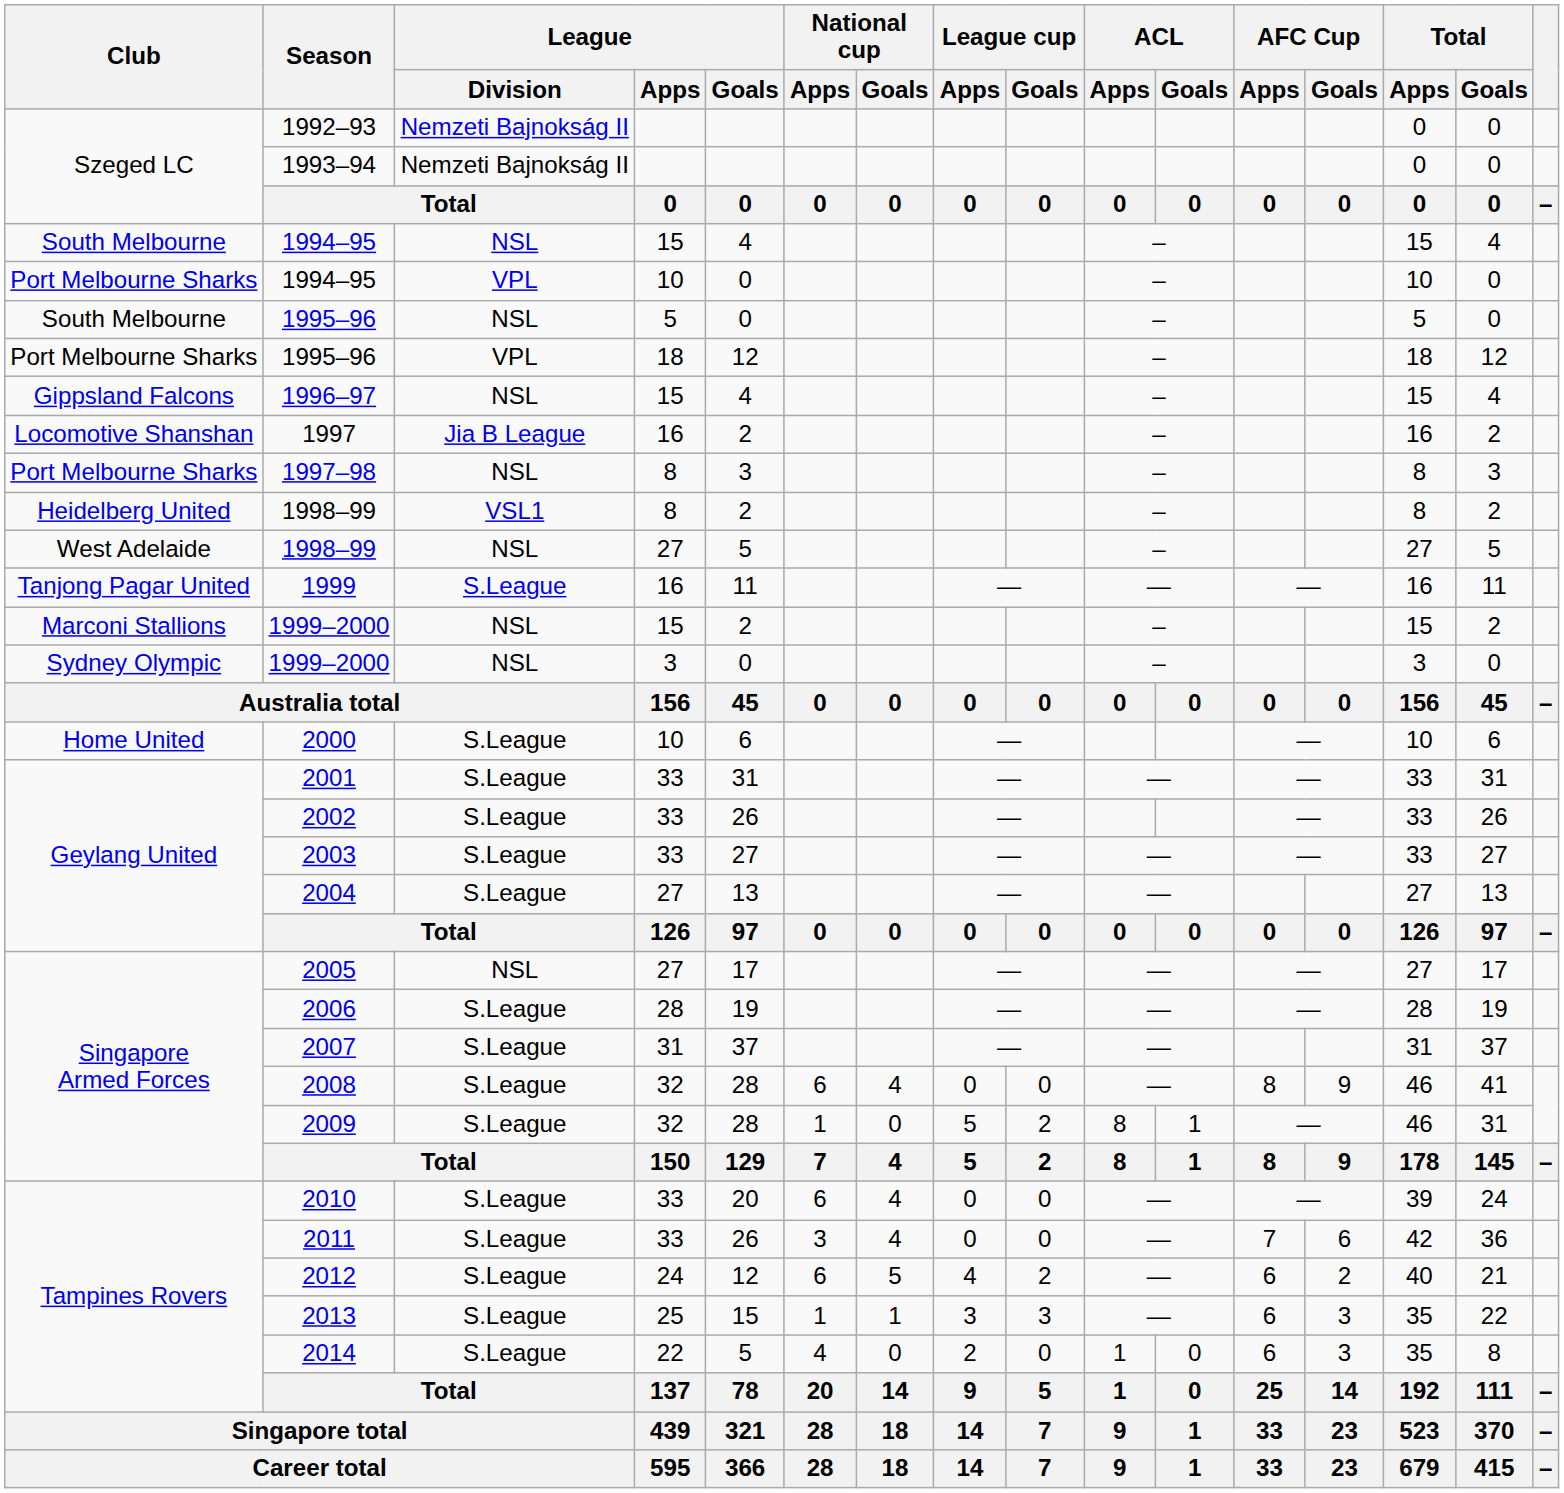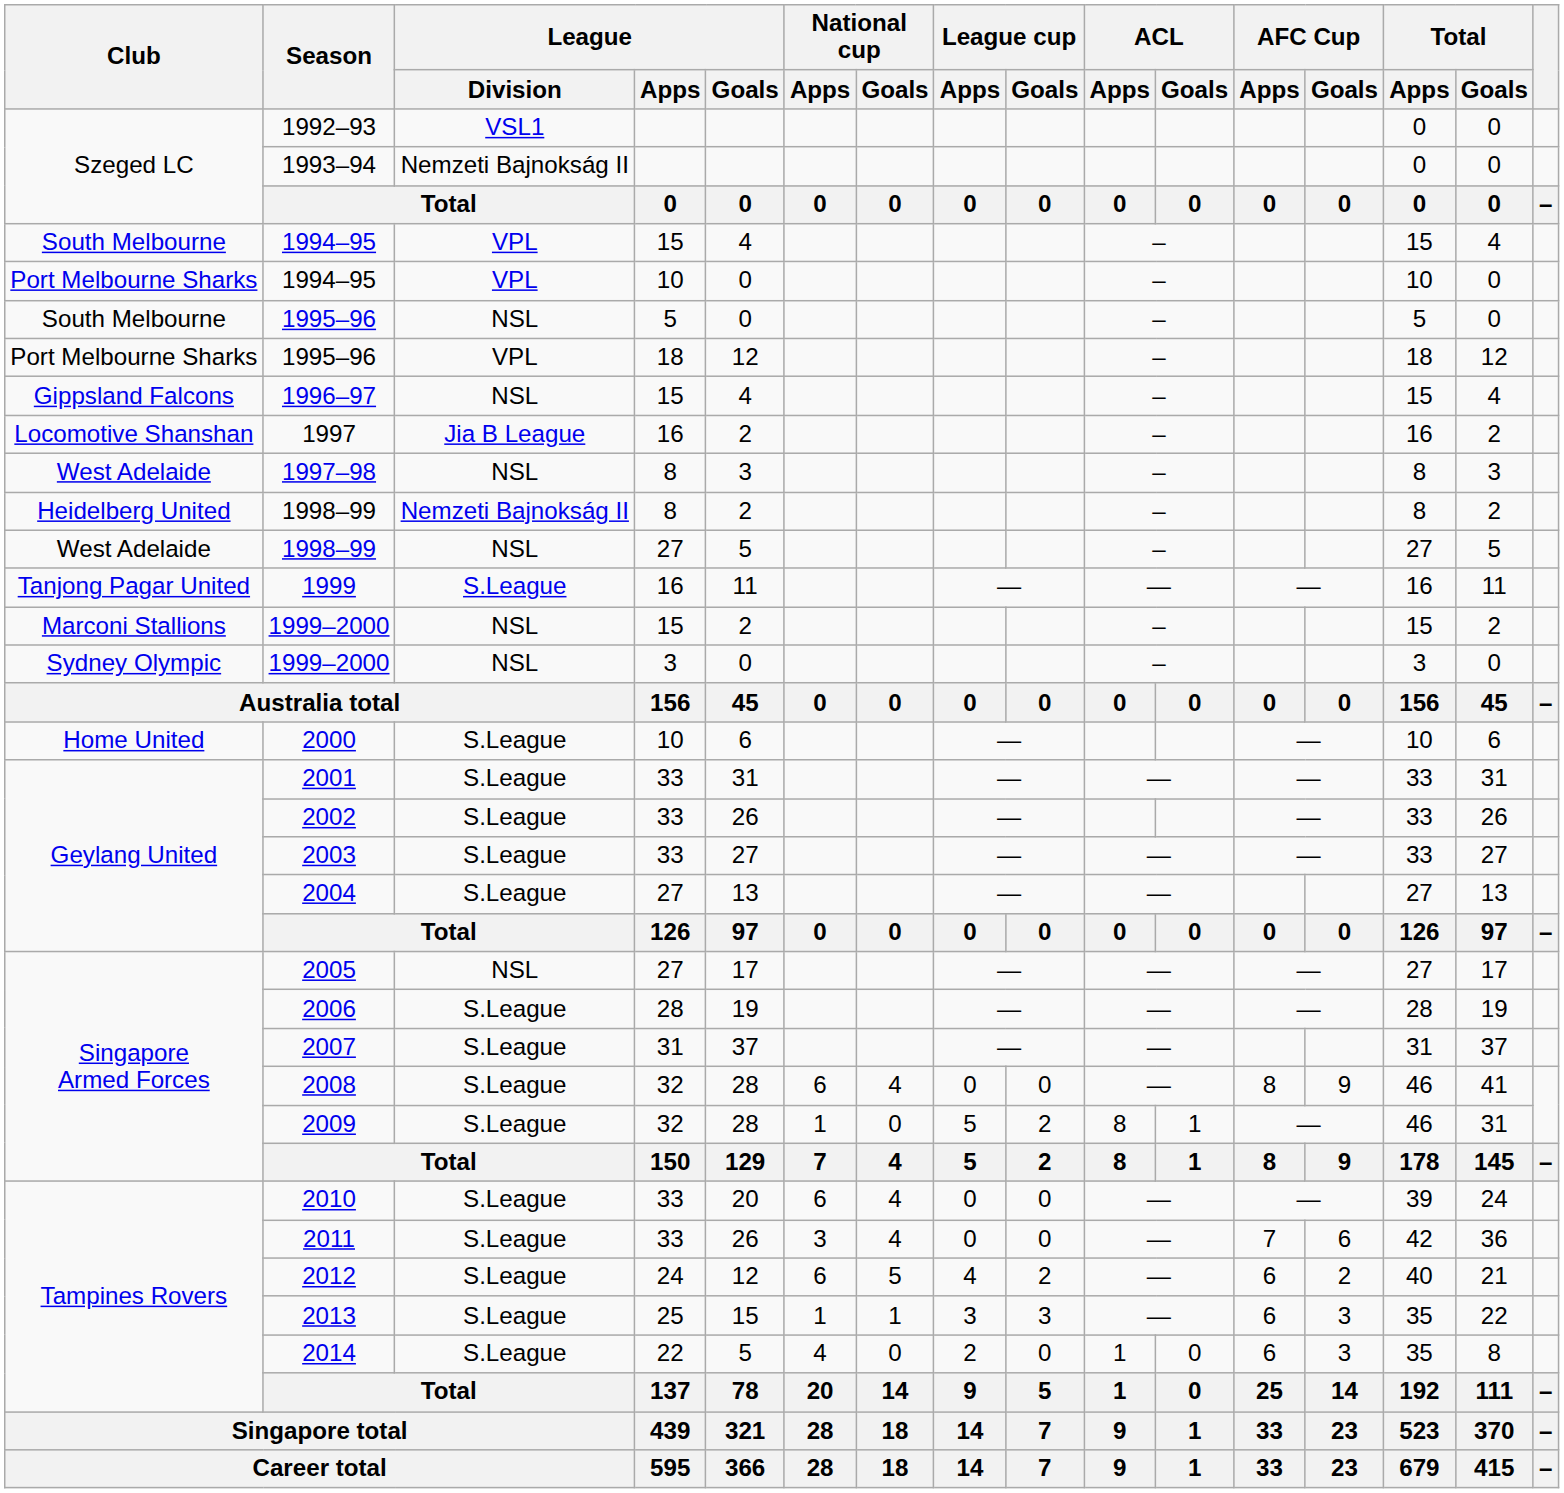(515, 127) Nemzeti Bajnokság II -> (515, 127) VSL1
(515, 242) NSL -> (515, 242) VPL
(134, 472) Port Melbourne Sharks -> (134, 472) West Adelaide
(515, 510) VSL1 -> (515, 510) Nemzeti Bajnokság II
